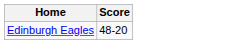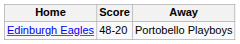+ column: (184, 13)
